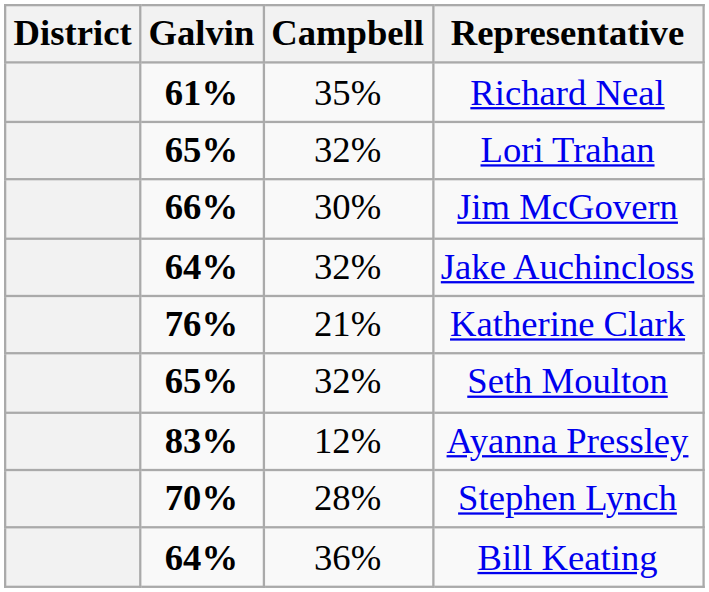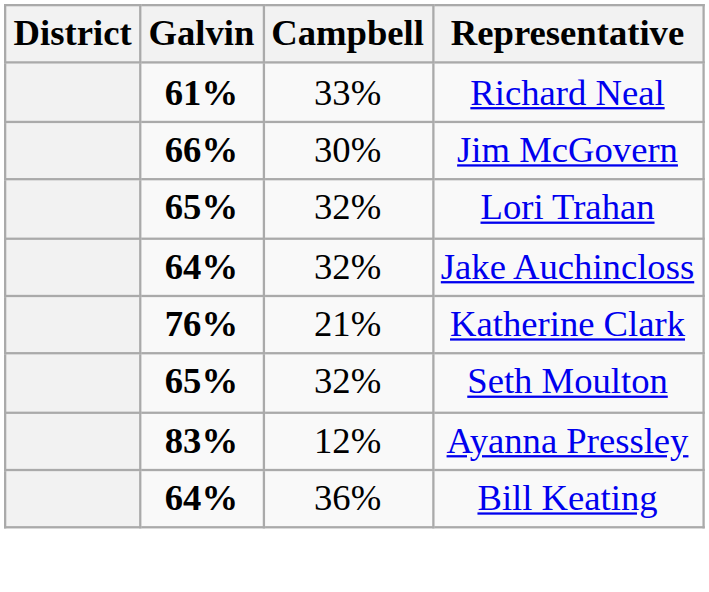(348, 91) 35% -> (348, 91) 33%
rows swapped: (568, 207) <-> (568, 149)
- row: (568, 498)
